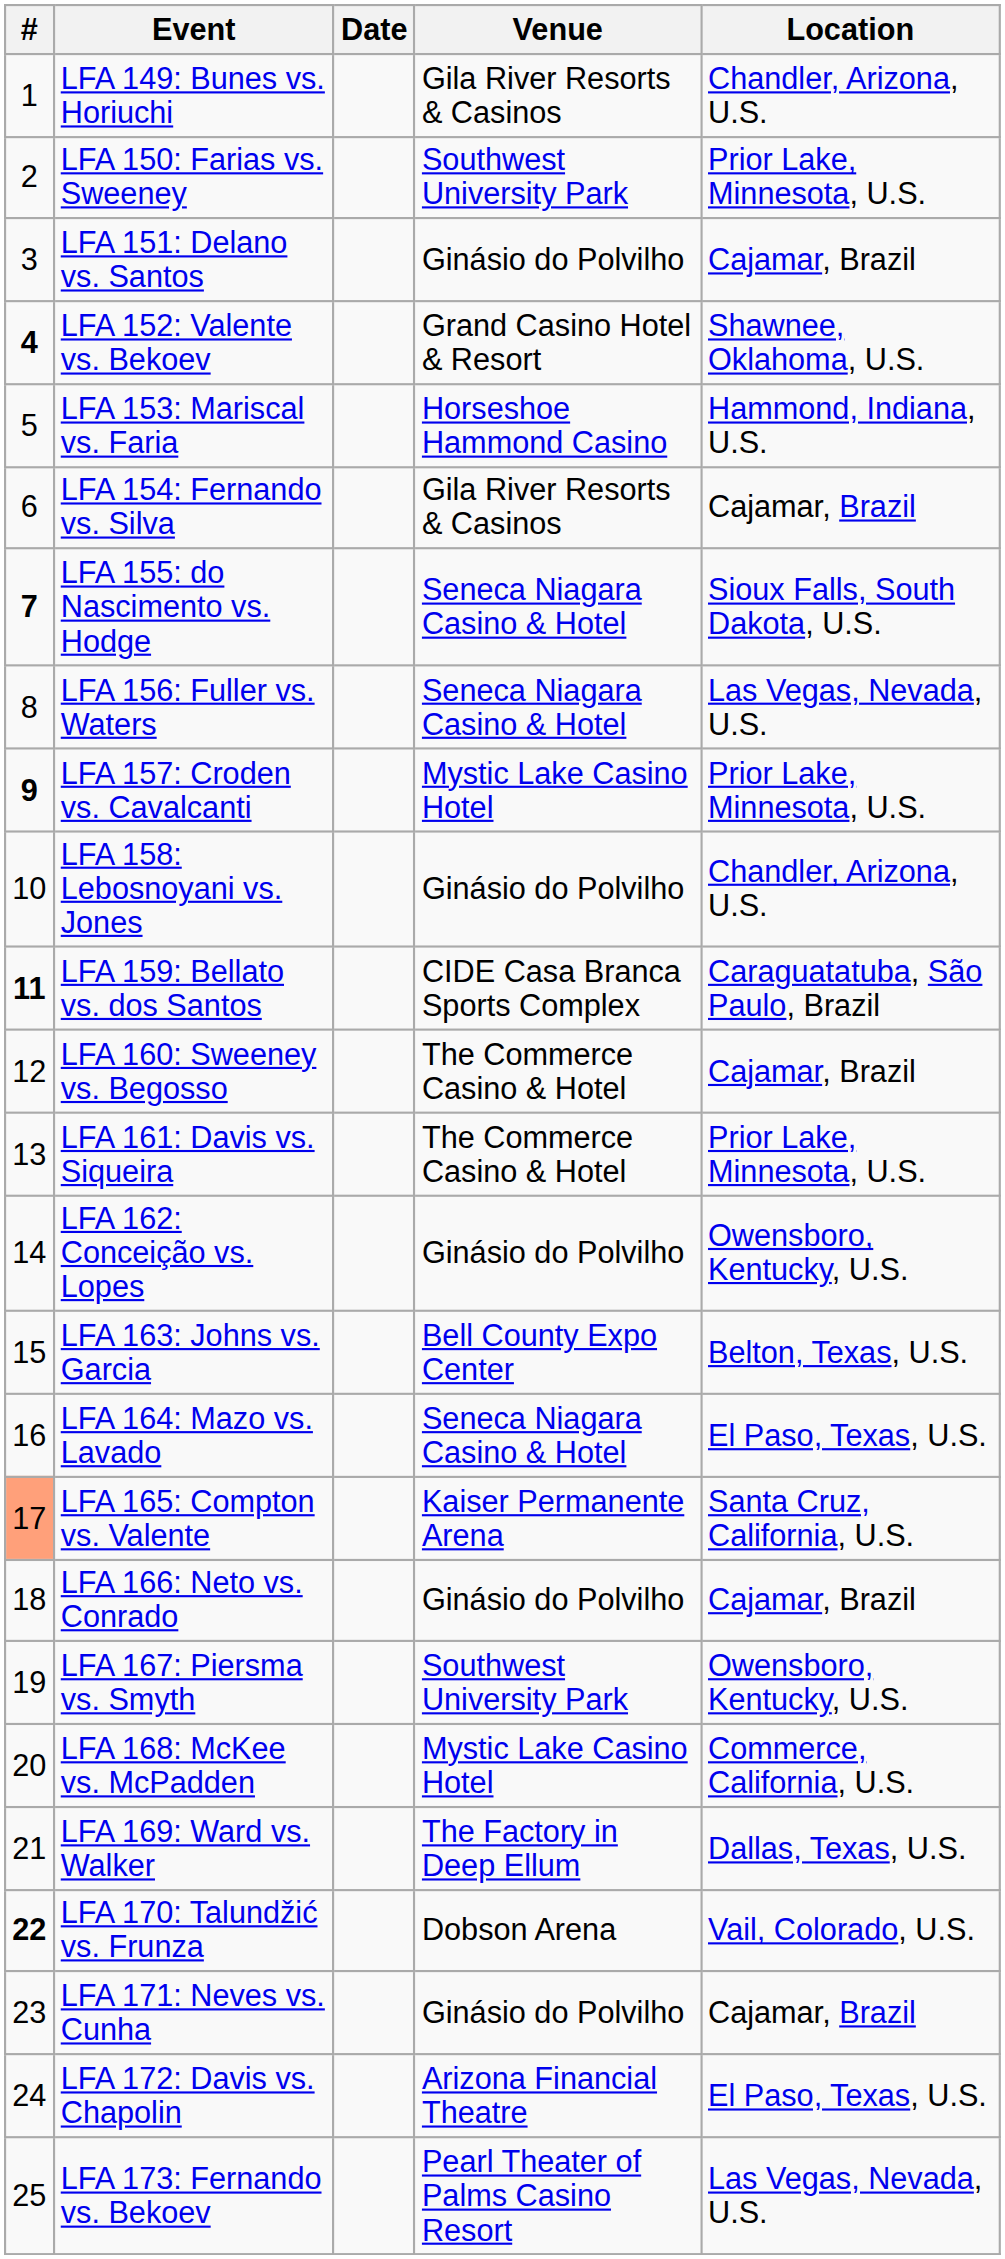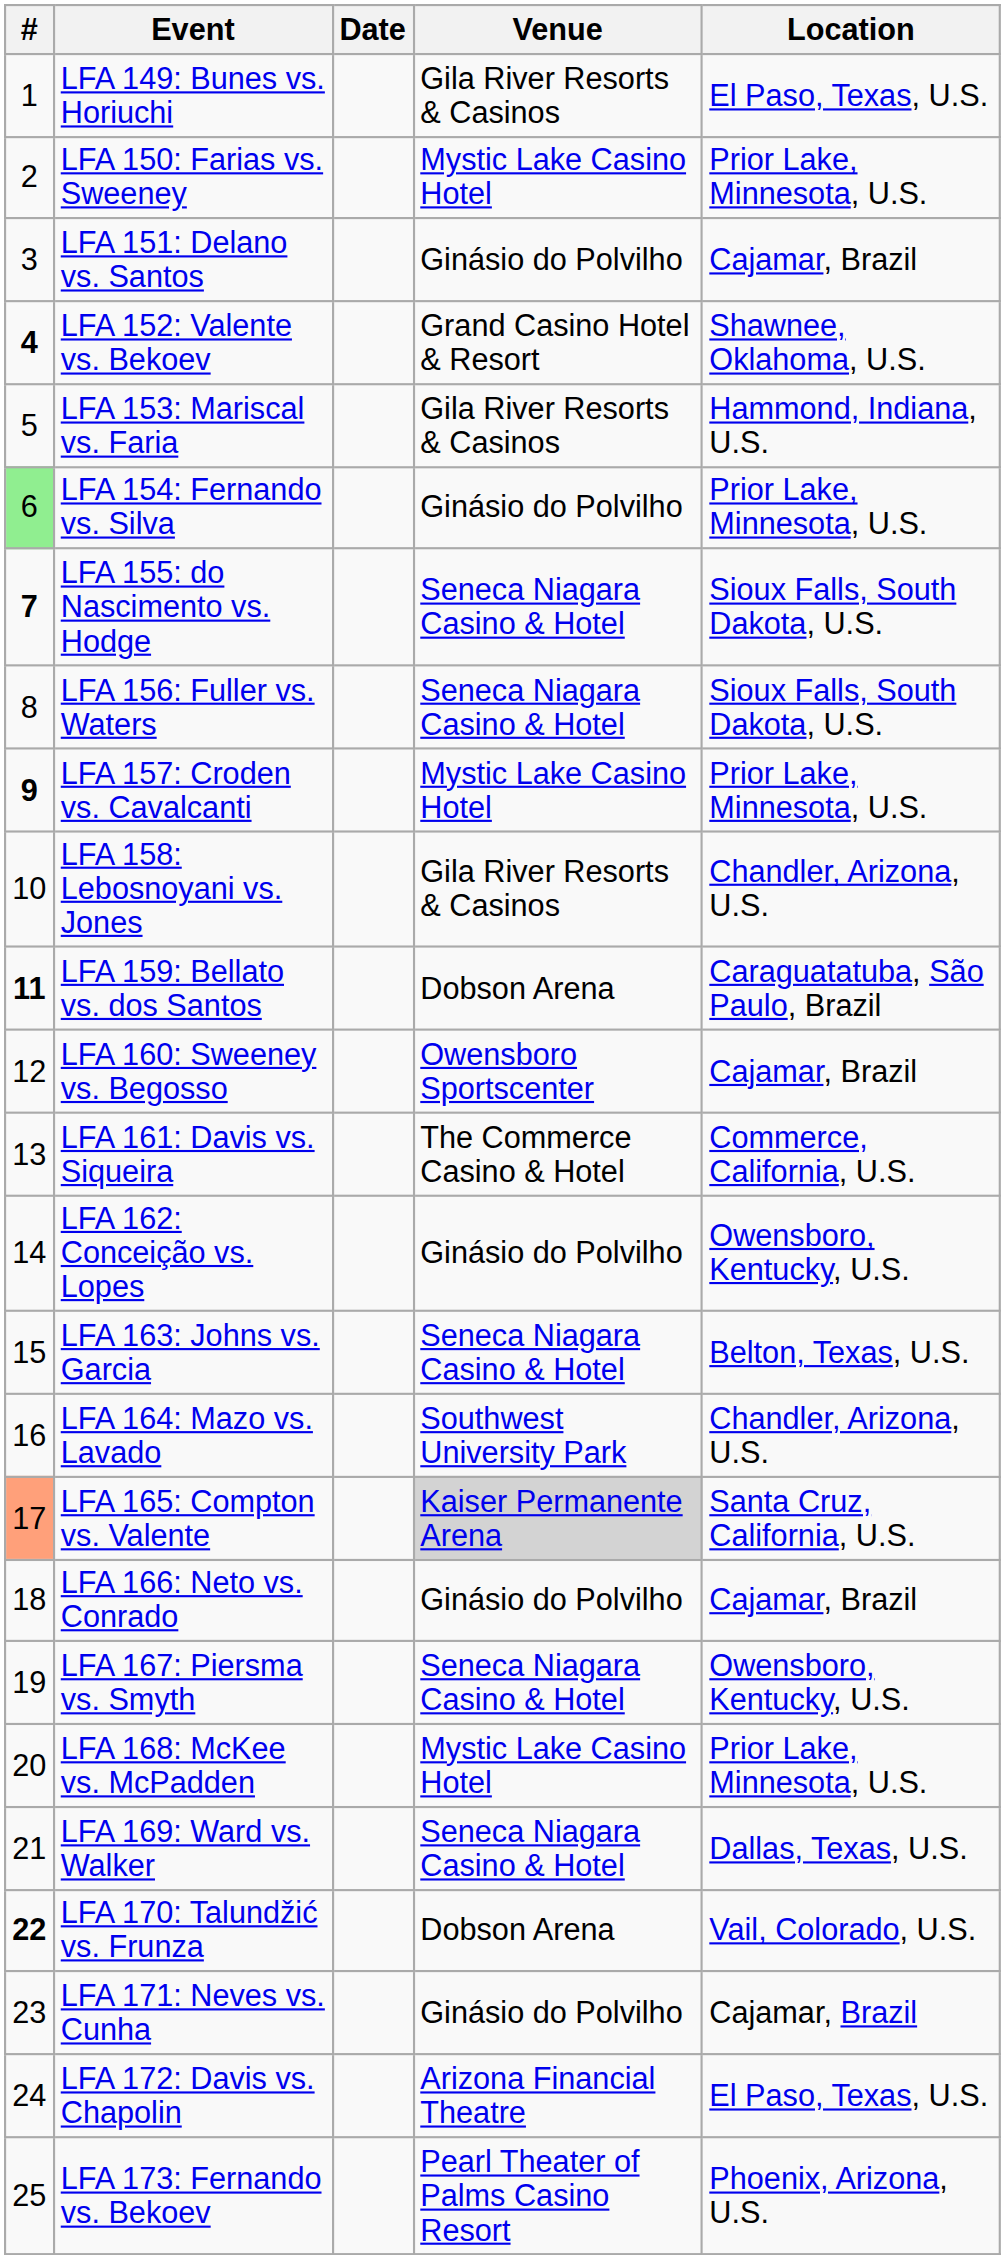(833, 95) Chandler, Arizona, U.S. -> (849, 95) El Paso, Texas, U.S.
(525, 178) Southwest University Park -> (553, 178) Mystic Lake Casino Hotel
(545, 425) Horseshoe Hammond Casino -> (545, 425) Gila River Resorts & Casinos
(29, 508) no background -> (29, 508) lightgreen background
(546, 508) Gila River Resorts & Casinos -> (551, 508) Ginásio do Polvilho
(812, 508) Cajamar, Brazil -> (818, 508) Prior Lake, Minnesota, U.S.
(845, 707) Las Vegas, Nevada, U.S. -> (833, 707) Sioux Falls, South Dakota, U.S.
(553, 889) Ginásio do Polvilho -> (545, 889) Gila River Resorts & Casinos
(551, 989) CIDE Casa Branca Sports Complex -> (517, 989) Dobson Arena
(528, 1071) The Commerce Casino & Hotel -> (507, 1071) Owensboro Sportscenter
(817, 1154) Prior Lake, Minnesota, U.S. -> (812, 1154) Commerce, California, U.S.
(539, 1353) Bell County Expo Center -> (530, 1353) Seneca Niagara Casino & Hotel
(532, 1435) Seneca Niagara Casino & Hotel -> (523, 1435) Southwest University Park
(847, 1435) El Paso, Texas, U.S. -> (835, 1435) Chandler, Arizona, U.S.
(553, 1518) no background -> (551, 1518) lightgrey background
(525, 1683) Southwest University Park -> (530, 1683) Seneca Niagara Casino & Hotel
(811, 1766) Commerce, California, U.S. -> (818, 1766) Prior Lake, Minnesota, U.S.
(520, 1848) The Factory in Deep Ellum -> (530, 1848) Seneca Niagara Casino & Hotel
(845, 2195) Las Vegas, Nevada, U.S. -> (829, 2195) Phoenix, Arizona, U.S.
